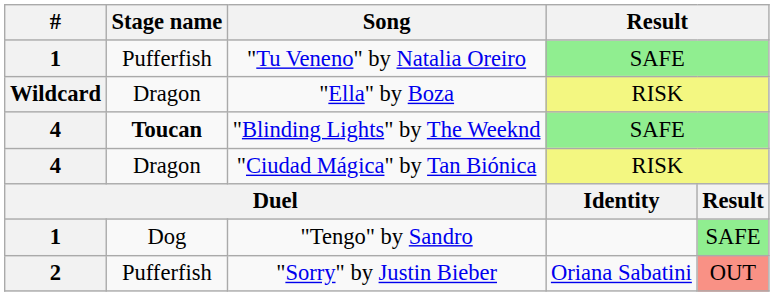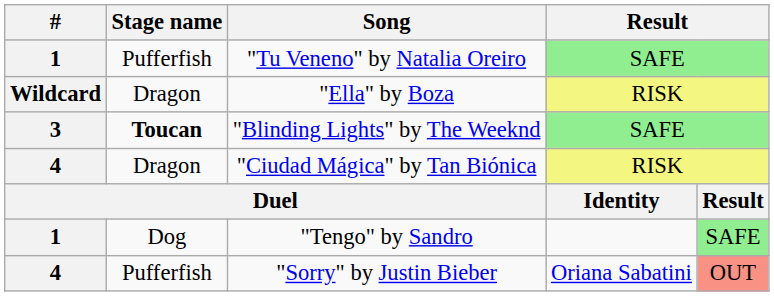(55, 129) 4 -> (55, 129) 3
(55, 272) 2 -> (55, 272) 4
